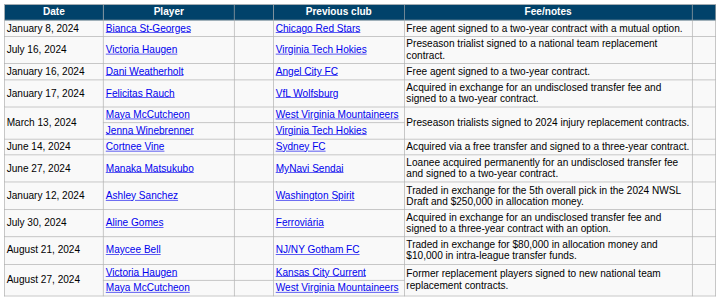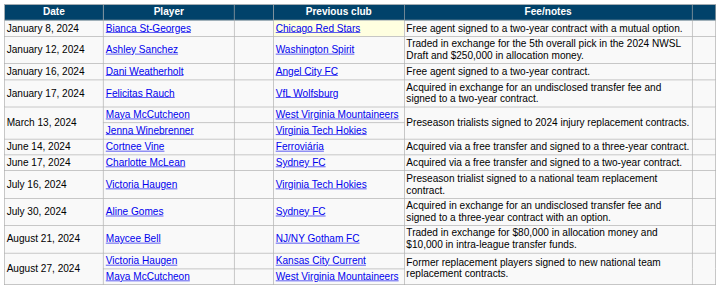(318, 28) no background -> (318, 28) lightyellow background
rows swapped: (46, 196) <-> (37, 50)
(301, 147) Sydney FC -> (300, 147) Ferroviária
+ row: (39, 163)
- row: (39, 168)
(300, 223) Ferroviária -> (301, 212) Sydney FC
